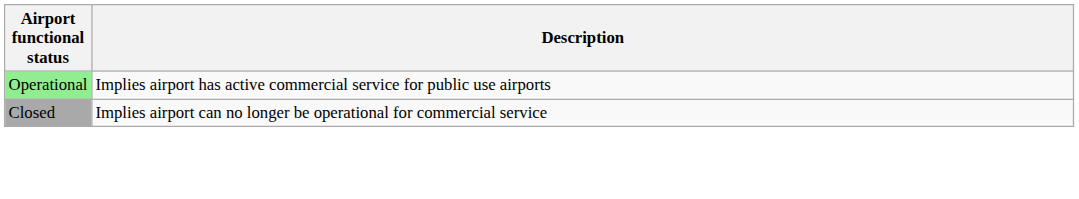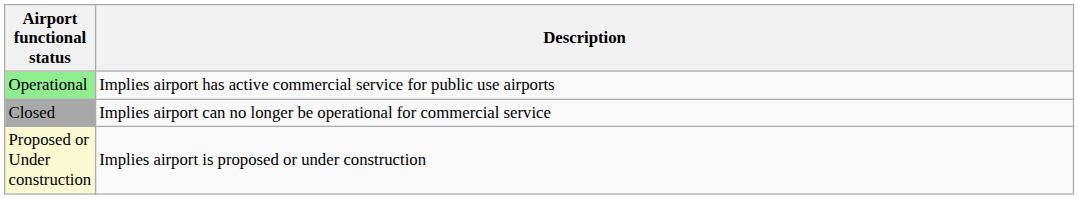+ row: (50, 159)
